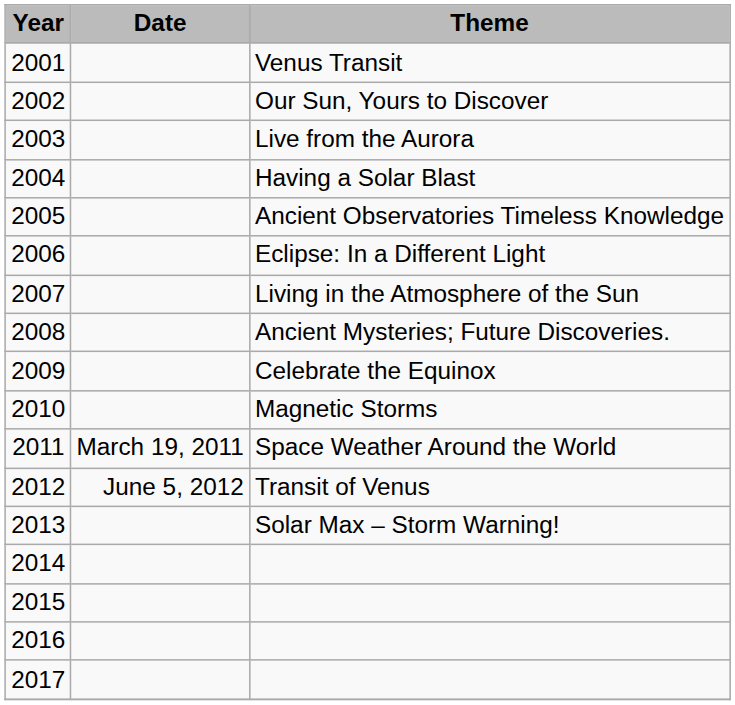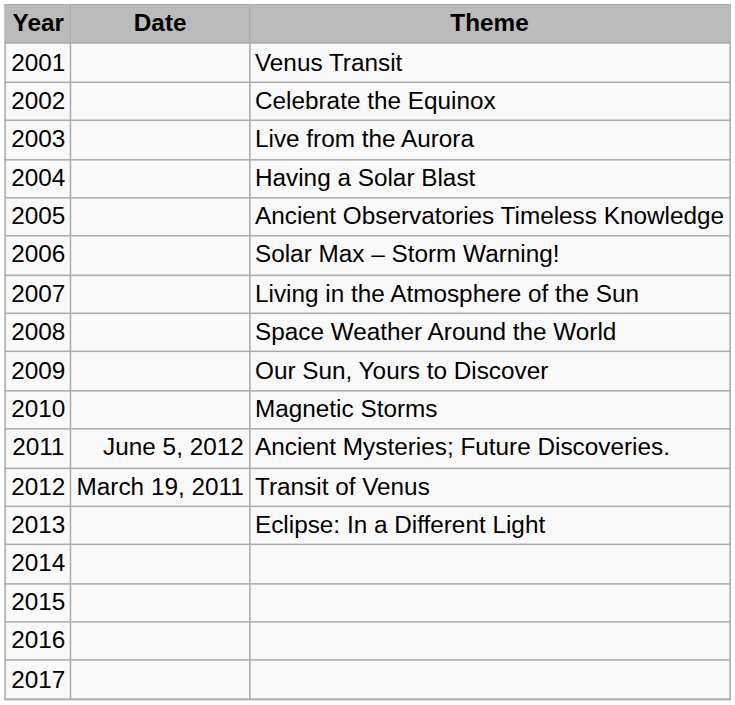(402, 100) Our Sun, Yours to Discover -> (375, 100) Celebrate the Equinox
(400, 255) Eclipse: In a Different Light -> (407, 255) Solar Max – Storm Warning!
(462, 332) Ancient Mysteries; Future Discoveries. -> (436, 332) Space Weather Around the World
(375, 370) Celebrate the Equinox -> (402, 370) Our Sun, Yours to Discover
(160, 448) March 19, 2011 -> (173, 448) June 5, 2012
(436, 448) Space Weather Around the World -> (462, 448) Ancient Mysteries; Future Discoveries.
(173, 486) June 5, 2012 -> (160, 486) March 19, 2011
(407, 525) Solar Max – Storm Warning! -> (400, 525) Eclipse: In a Different Light
